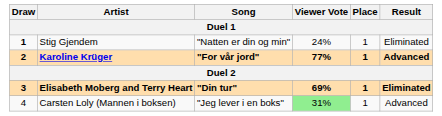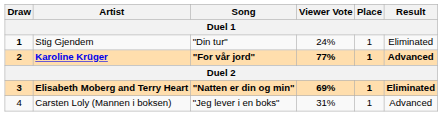(244, 42) "Natten er din og min" -> (210, 42) "Din tur"
(217, 88) "Din tur" -> (244, 88) "Natten er din og min"
(321, 103) lightgreen background -> (326, 103) no background
